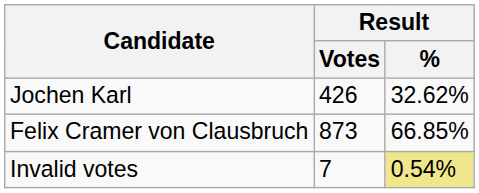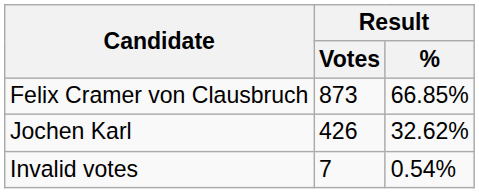rows swapped: (159, 132) <-> (71, 95)
(423, 168) khaki background -> (423, 168) no background
